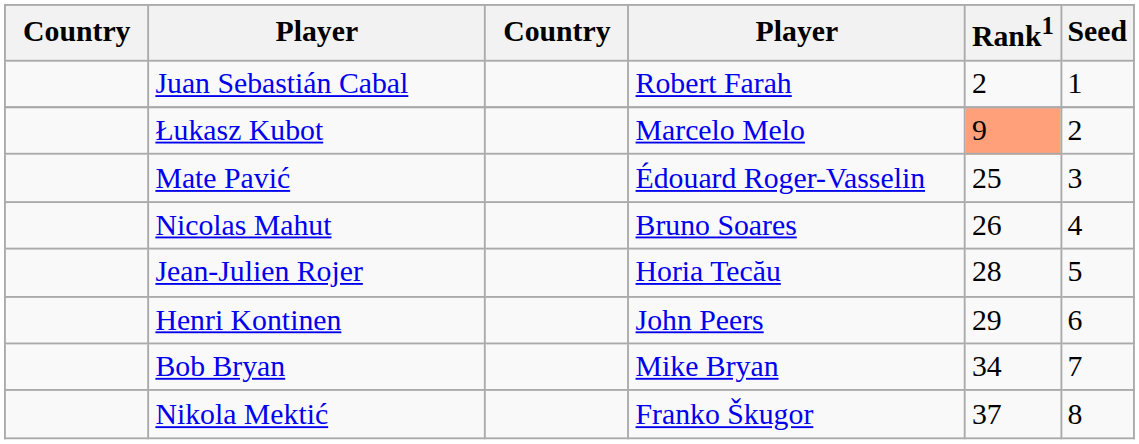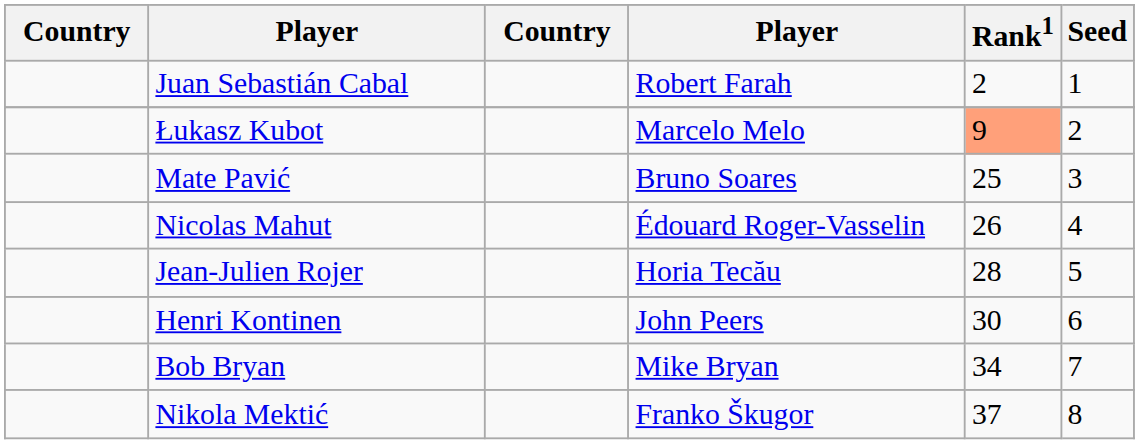(780, 177) Édouard Roger-Vasselin -> (716, 177) Bruno Soares
(716, 224) Bruno Soares -> (780, 224) Édouard Roger-Vasselin
(987, 319) 29 -> (987, 319) 30
